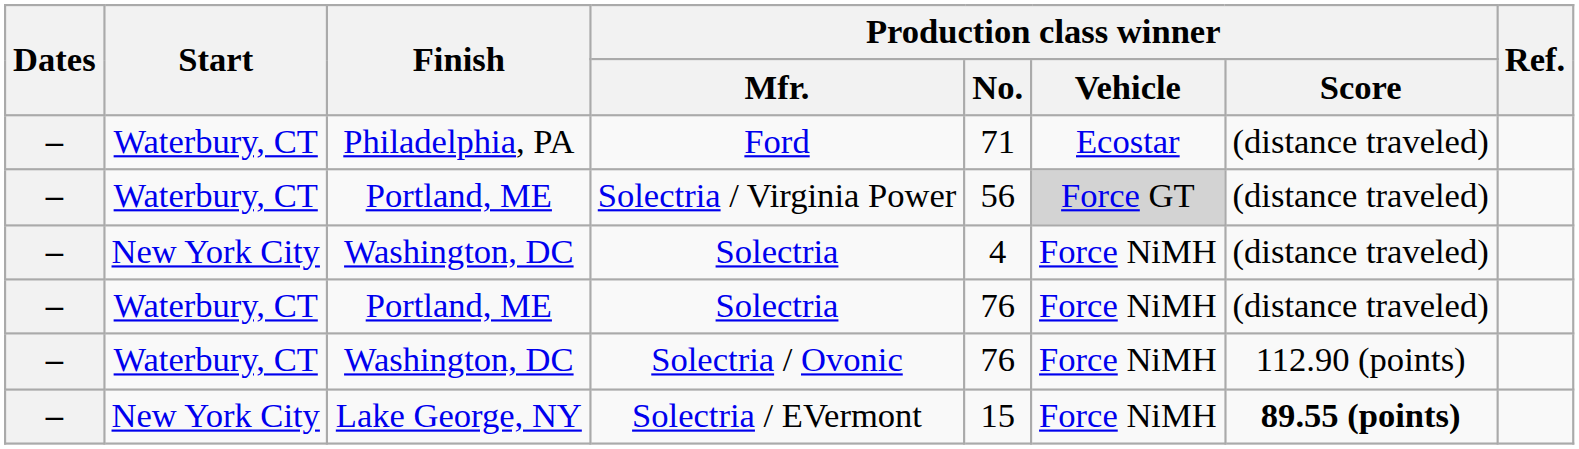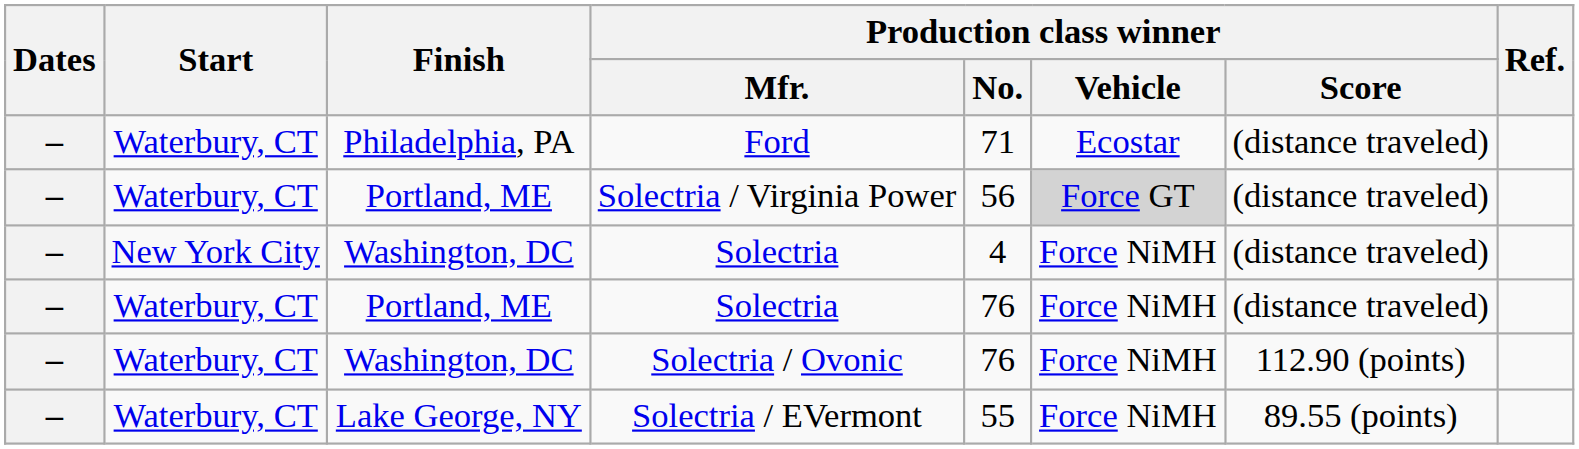(216, 415) New York City -> (216, 415) Waterbury, CT
(998, 415) 15 -> (998, 415) 55
(1361, 415) bold -> (1361, 415) normal
